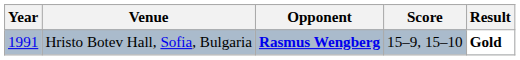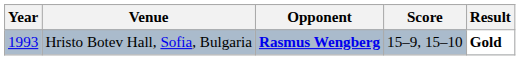(23, 42) 1991 -> (23, 42) 1993
